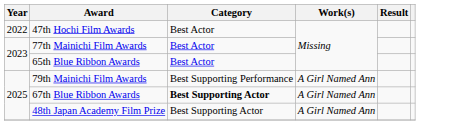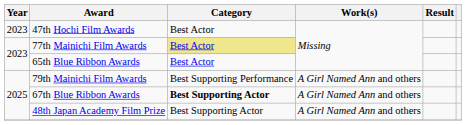(17, 29) 2022 -> (17, 29) 2023
(192, 45) no background -> (192, 45) khaki background
(336, 78) A Girl Named Ann -> (359, 78) A Girl Named Ann and others
(336, 95) A Girl Named Ann -> (359, 95) A Girl Named Ann and others
(336, 111) A Girl Named Ann -> (359, 111) A Girl Named Ann and others
